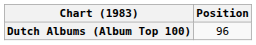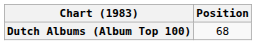(223, 31) 96 -> (223, 31) 68
